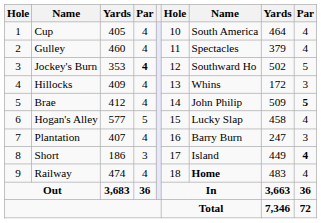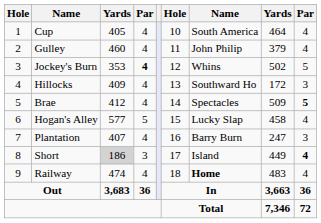(215, 48) Spectacles -> (217, 48) John Philip
(224, 66) Southward Ho -> (206, 66) Whins
(206, 84) Whins -> (224, 84) Southward Ho
(217, 102) John Philip -> (215, 102) Spectacles
(117, 155) no background -> (117, 155) lightgrey background
